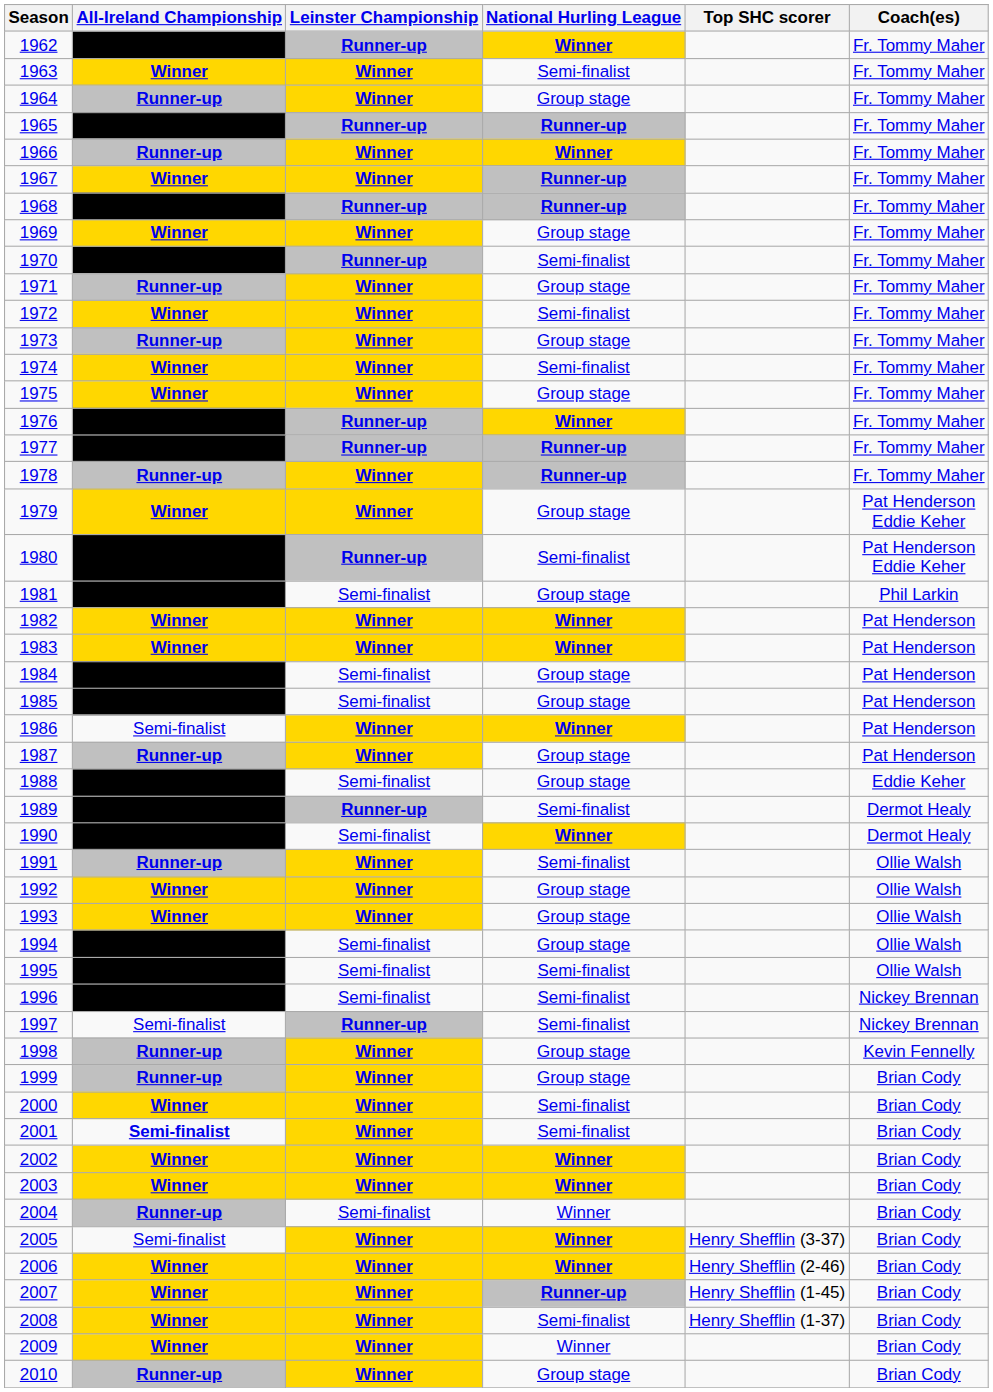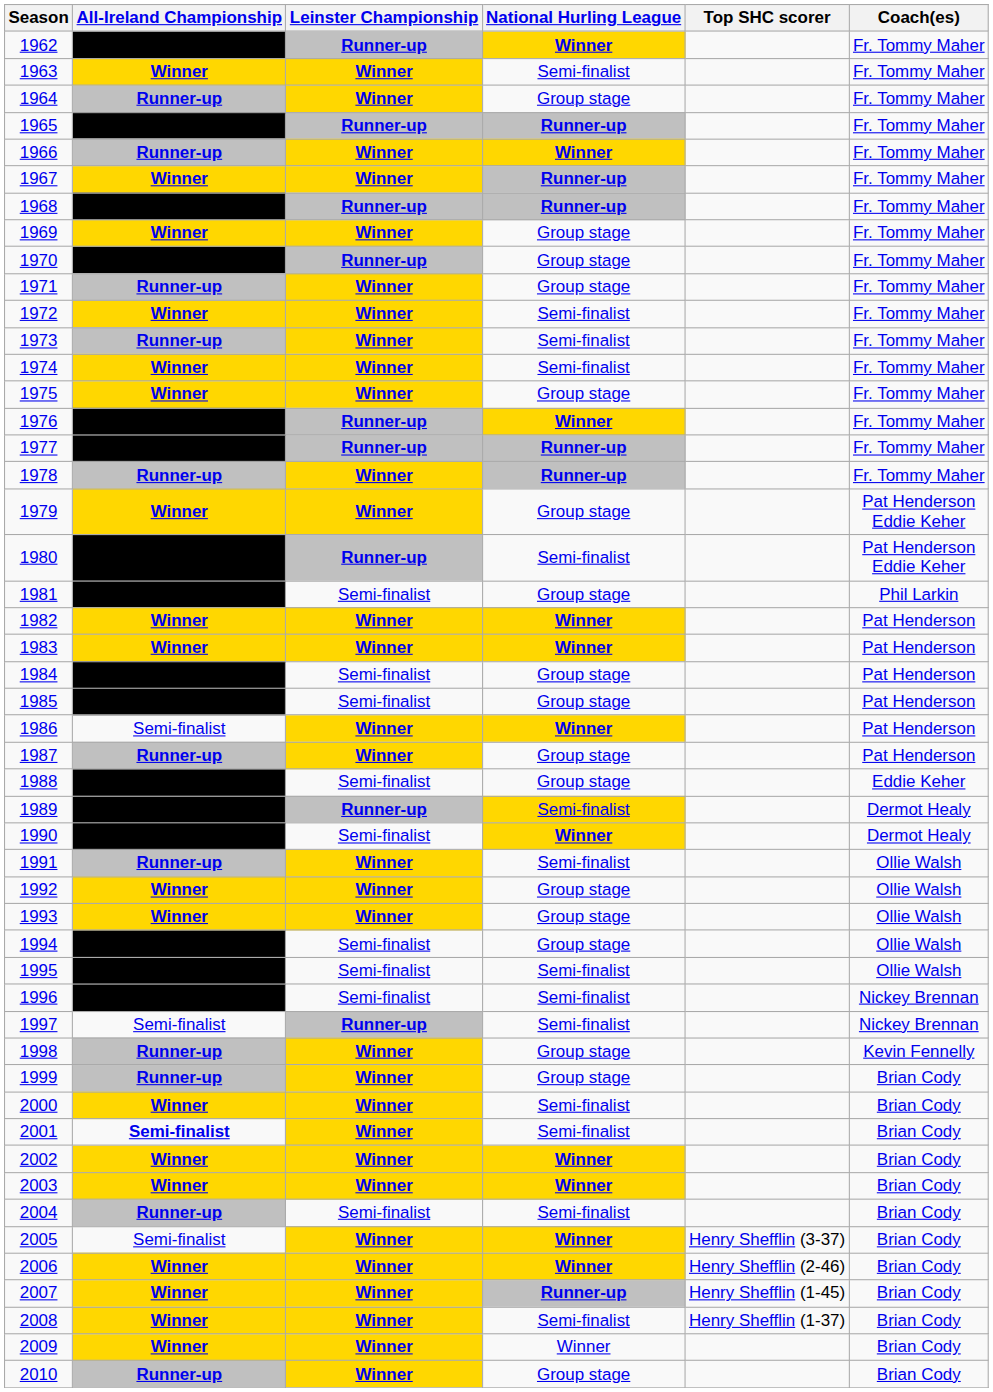(584, 260) Semi-finalist -> (584, 260) Group stage
(584, 340) Group stage -> (584, 340) Semi-finalist
(584, 809) no background -> (584, 809) gold background
(584, 1212) Winner -> (584, 1212) Semi-finalist
